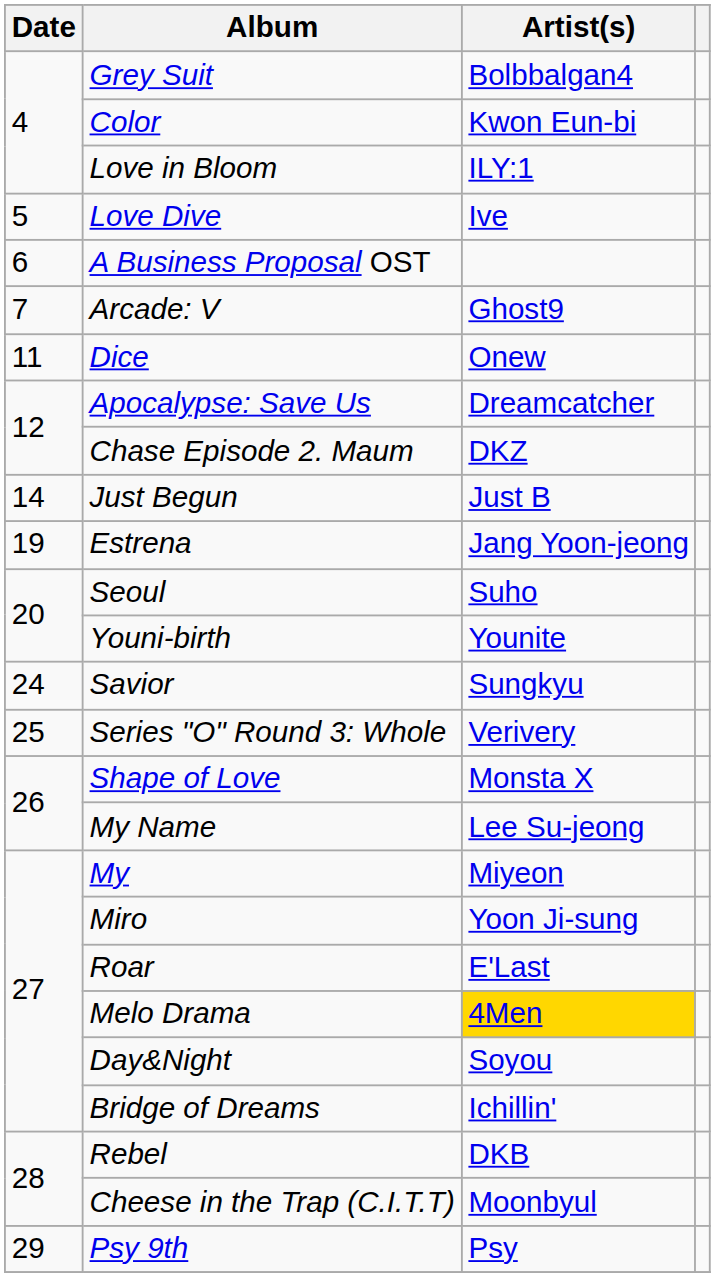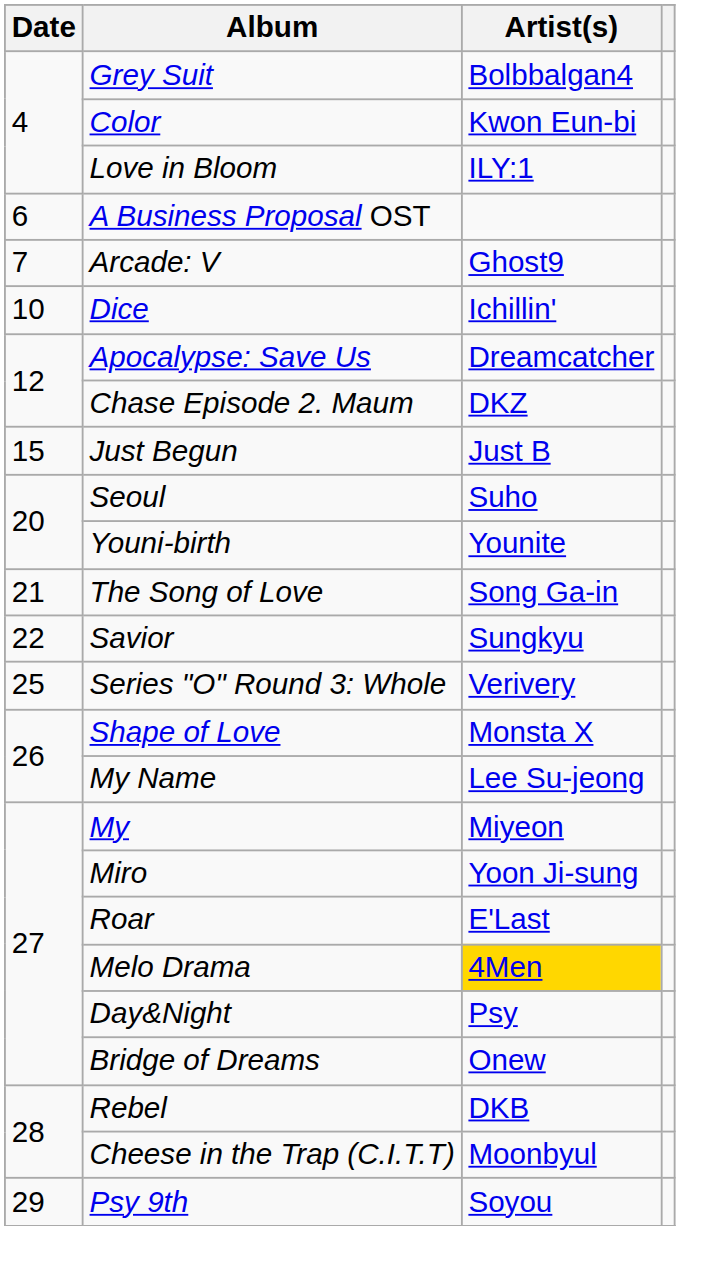- row: (155, 215)
(27, 356) 11 -> (28, 309) 10
(507, 356) Onew -> (512, 309) Ichillin'
(28, 497) 14 -> (28, 450) 15
- row: (141, 544)
+ row: (206, 591)
(28, 685) 24 -> (28, 638) 22
(510, 1060) Soyou -> (493, 1013) Psy
(512, 1107) Ichillin' -> (507, 1060) Onew
(493, 1248) Psy -> (510, 1201) Soyou
